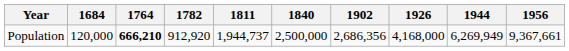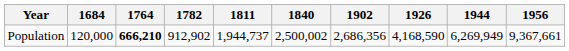(189, 35) 912,920 -> (189, 35) 912,902
(301, 35) 2,500,000 -> (301, 35) 2,500,002
(418, 35) 4,168,000 -> (418, 35) 4,168,590
